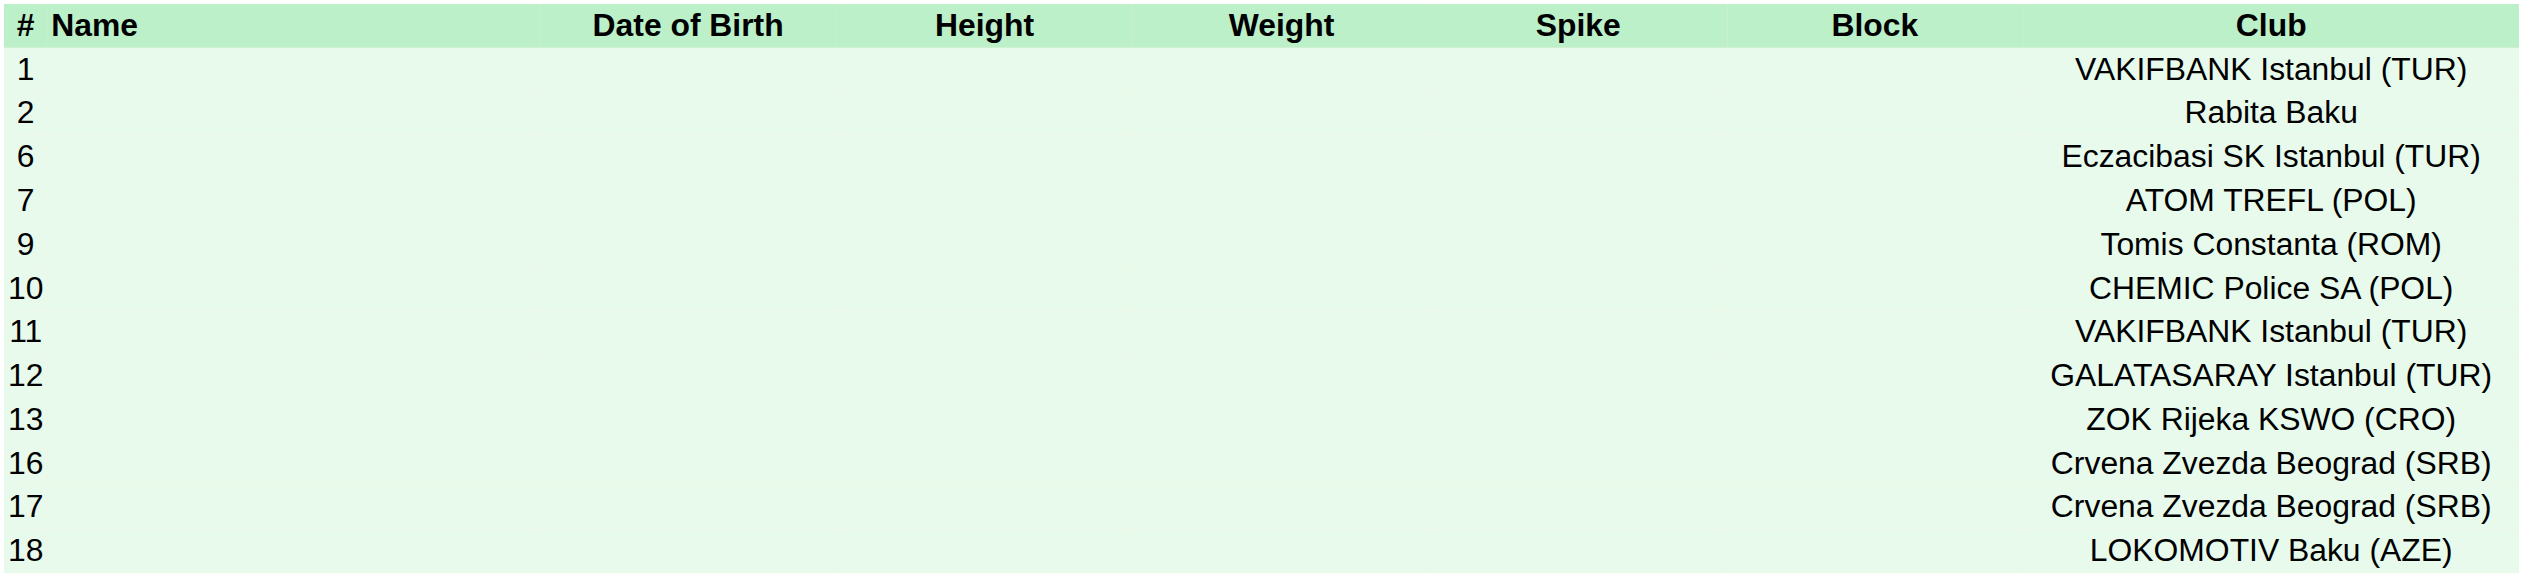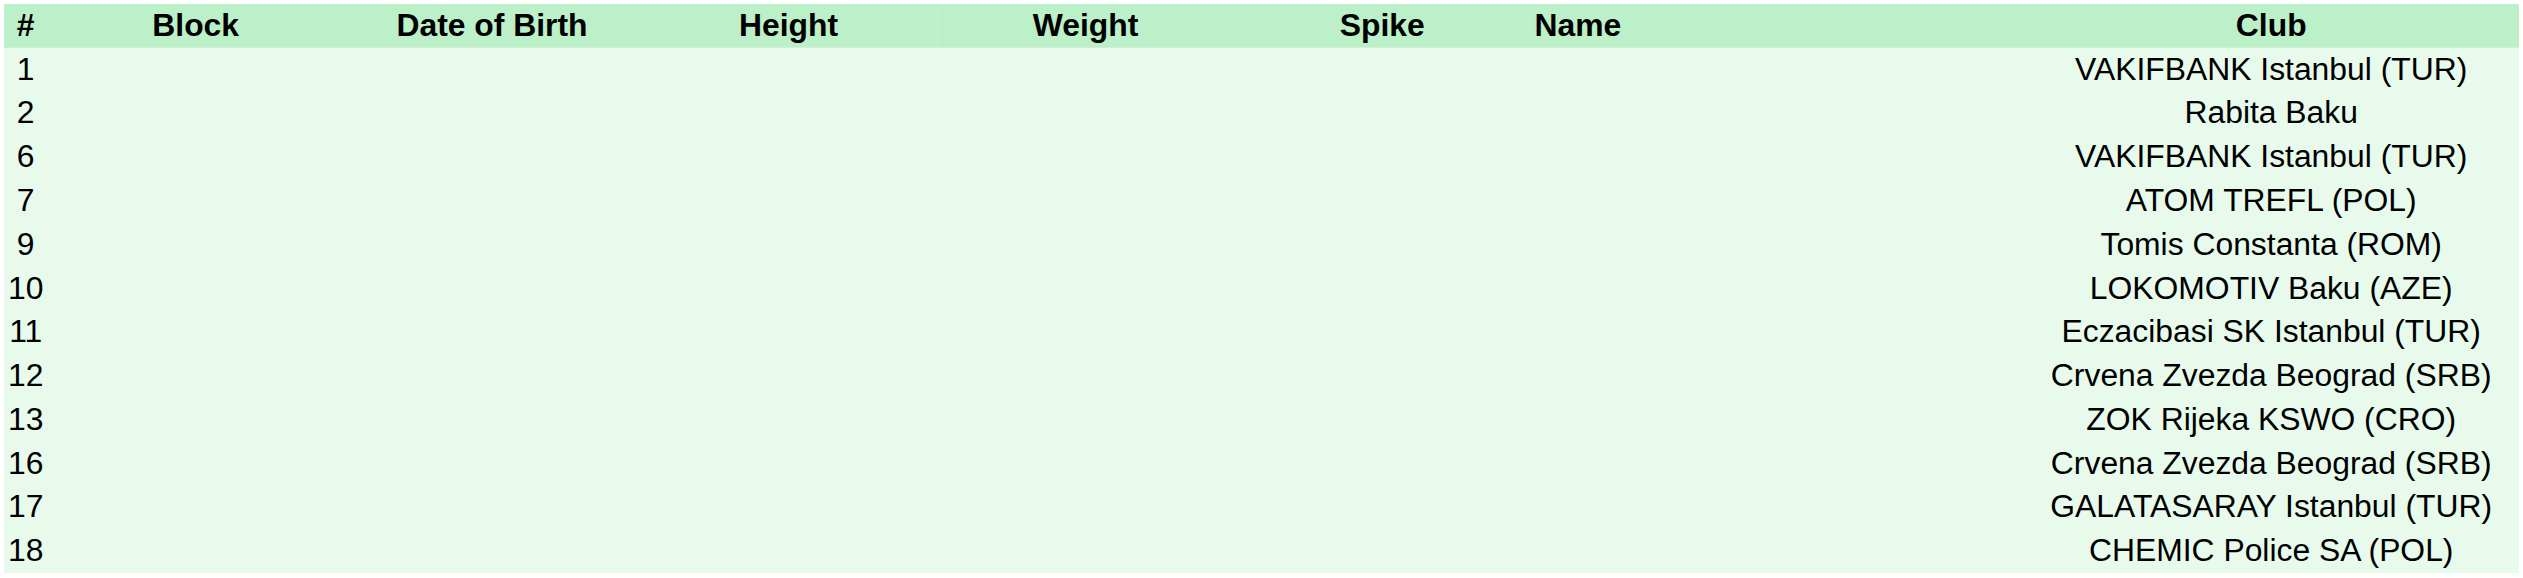columns swapped: (95, 25) <-> (1875, 25)
(2271, 156) Eczacibasi SK Istanbul (TUR) -> (2271, 156) VAKIFBANK Istanbul (TUR)
(2271, 288) CHEMIC Police SA (POL) -> (2271, 288) LOKOMOTIV Baku (AZE)
(2271, 331) VAKIFBANK Istanbul (TUR) -> (2271, 331) Eczacibasi SK Istanbul (TUR)
(2271, 375) GALATASARAY Istanbul (TUR) -> (2271, 375) Crvena Zvezda Beograd (SRB)
(2271, 506) Crvena Zvezda Beograd (SRB) -> (2271, 506) GALATASARAY Istanbul (TUR)
(2271, 550) LOKOMOTIV Baku (AZE) -> (2271, 550) CHEMIC Police SA (POL)
